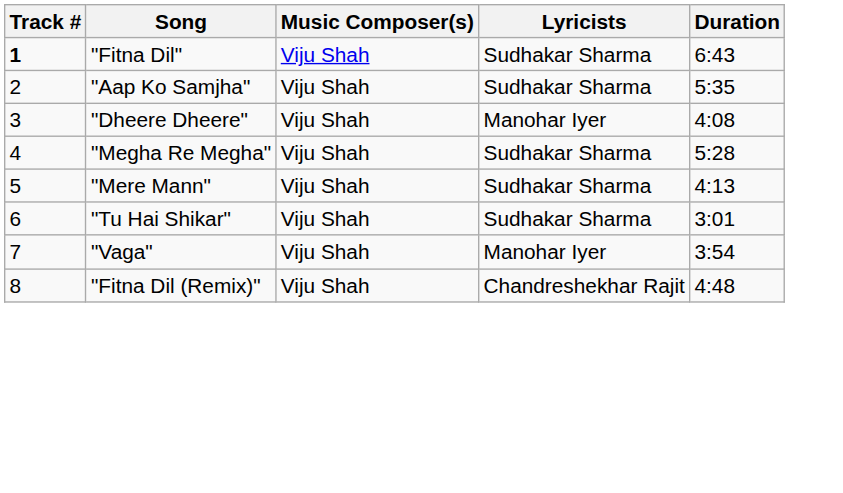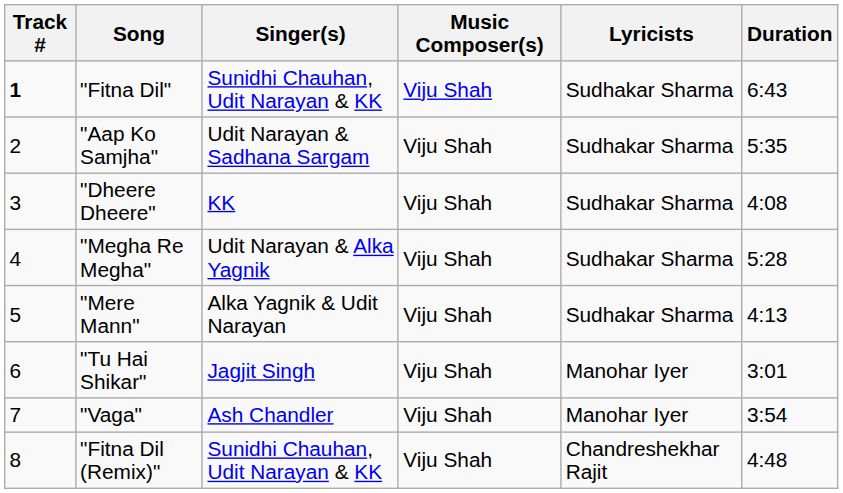+ column: (301, 33)
(545, 120) Manohar Iyer -> (649, 202) Sudhakar Sharma
(567, 219) Sudhakar Sharma -> (627, 371) Manohar Iyer
